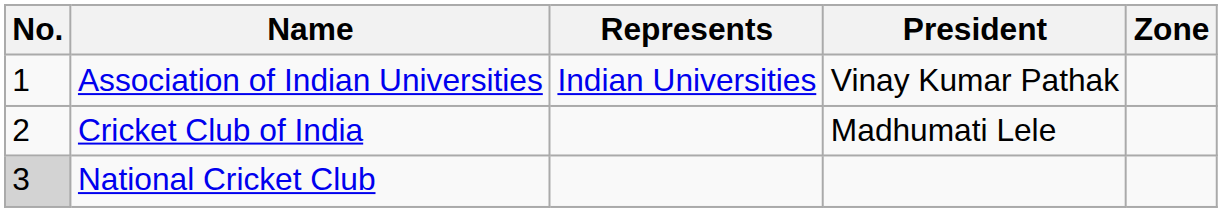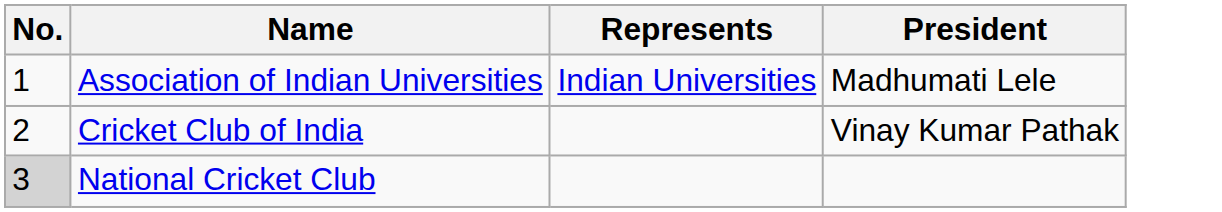- column: (1172, 29)
(975, 79) Vinay Kumar Pathak -> (944, 79) Madhumati Lele
(944, 130) Madhumati Lele -> (975, 130) Vinay Kumar Pathak
